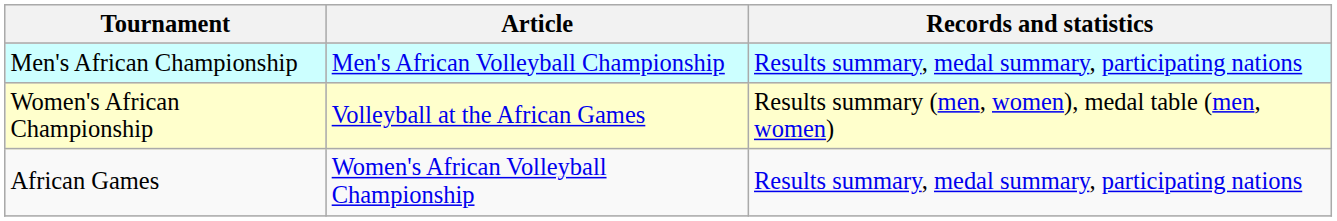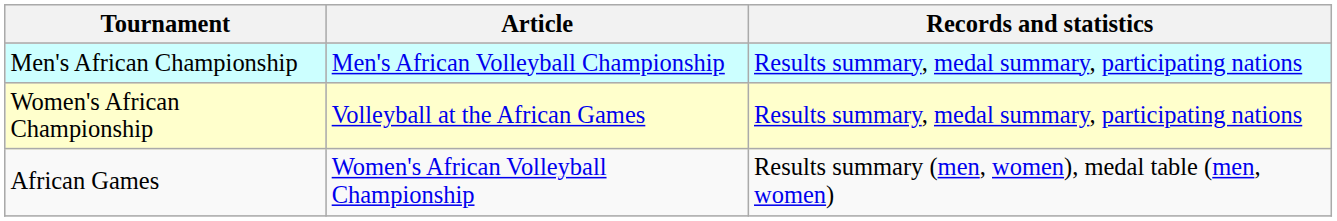(1007, 115) Results summary (men, women), medal table (men, women) -> (1028, 115) Results summary, medal summary, participating nations
(1028, 181) Results summary, medal summary, participating nations -> (1007, 181) Results summary (men, women), medal table (men, women)
